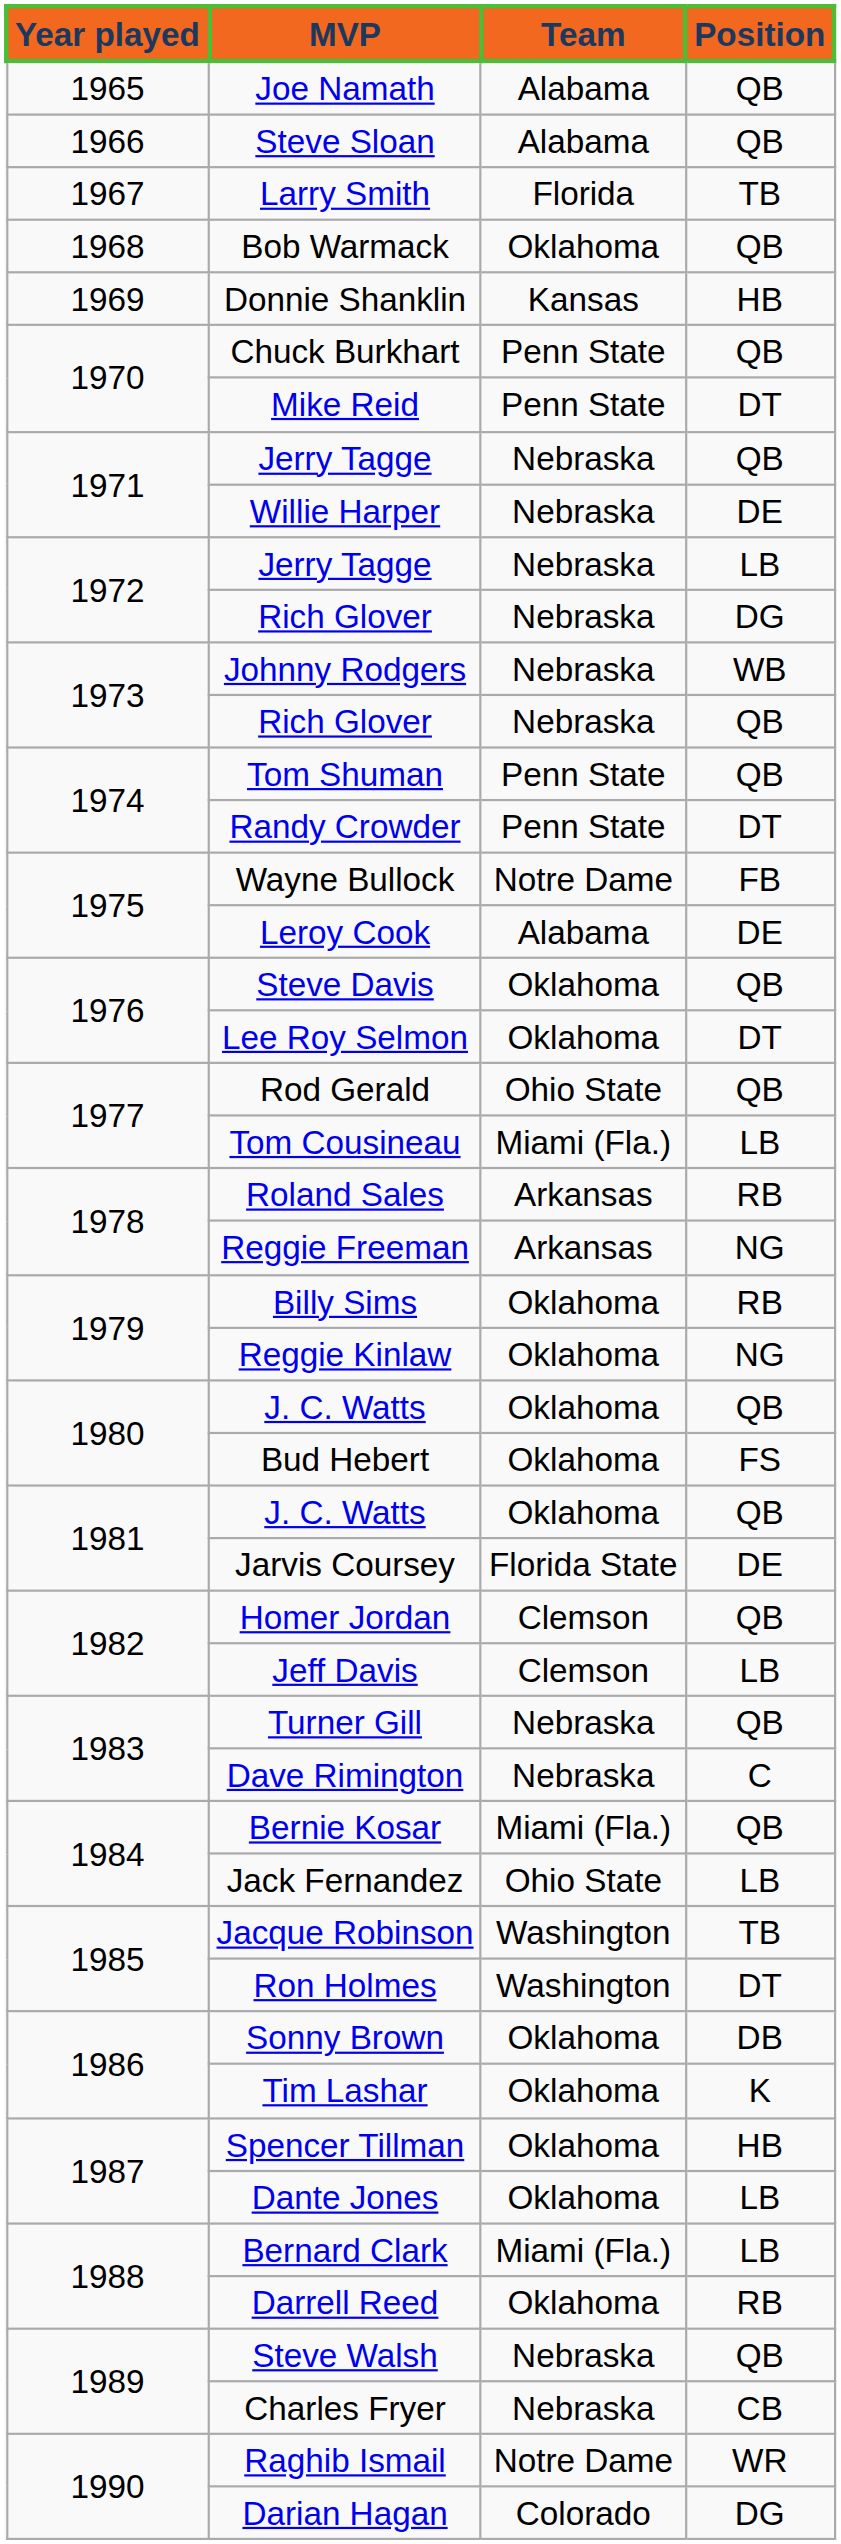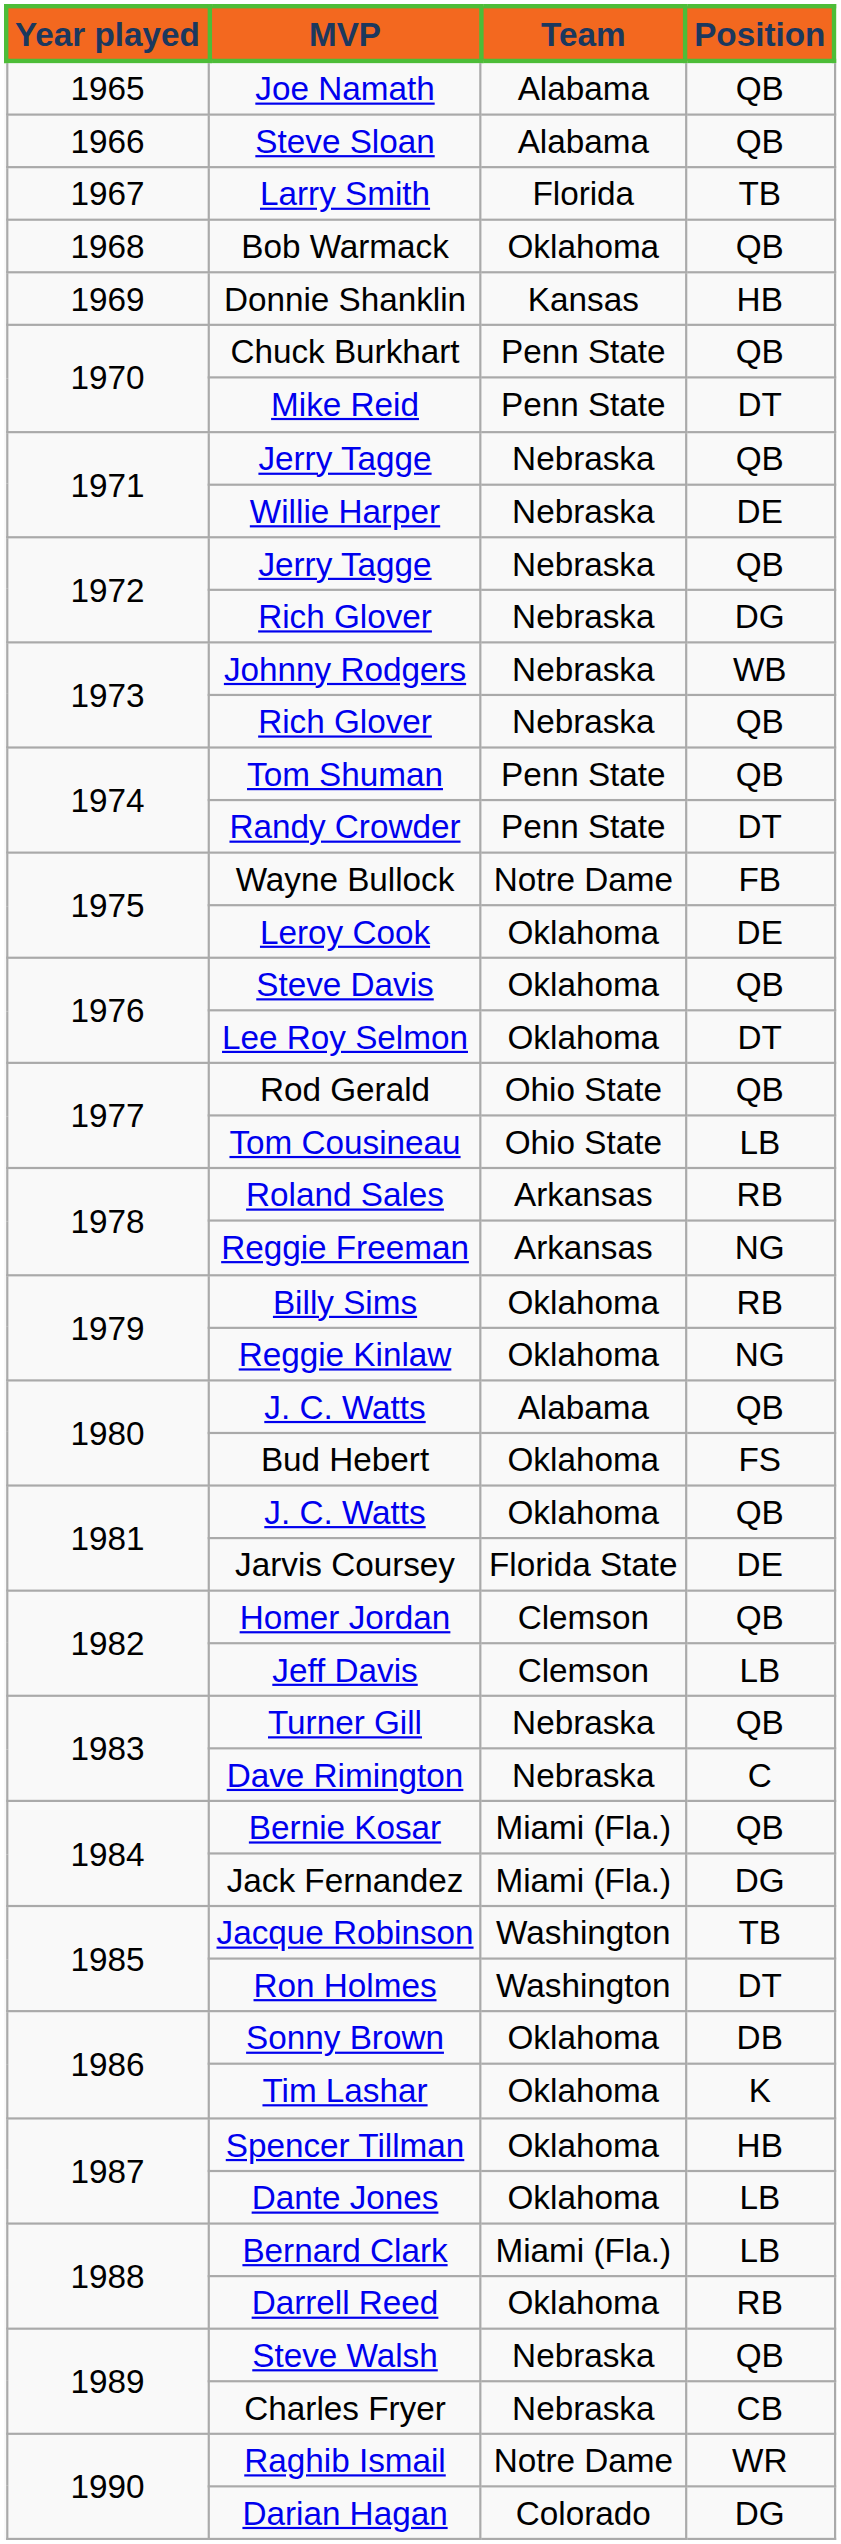(760, 563) LB -> (760, 563) QB
(583, 932) Alabama -> (583, 932) Oklahoma
(583, 1143) Miami (Fla.) -> (583, 1143) Ohio State
(583, 1406) Oklahoma -> (583, 1406) Alabama
(583, 1880) Ohio State -> (583, 1880) Miami (Fla.)
(760, 1880) LB -> (760, 1880) DG
